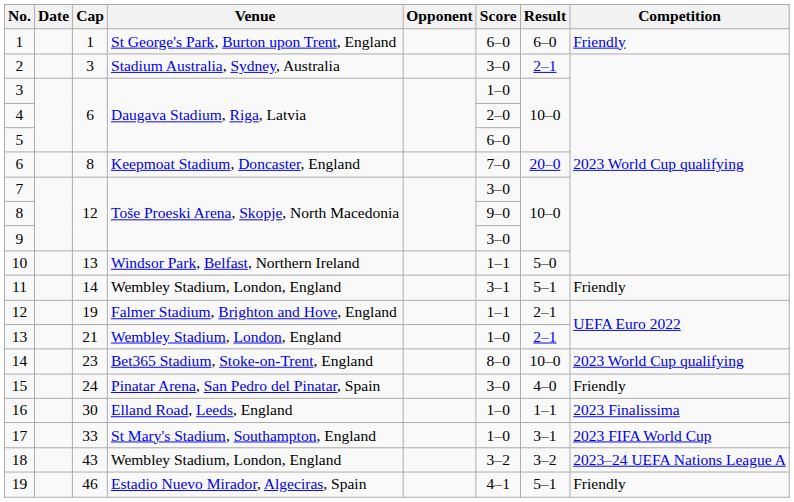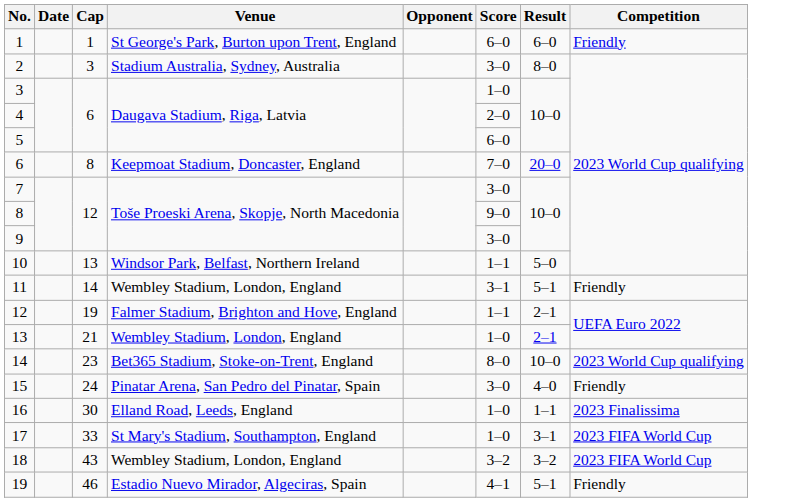(545, 66) 2–1 -> (545, 66) 8–0
(680, 459) 2023–24 UEFA Nations League A -> (642, 459) 2023 FIFA World Cup
